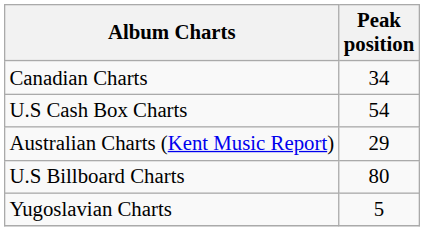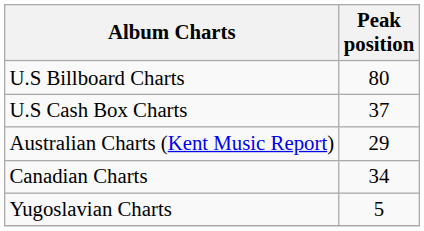rows swapped: (97, 176) <-> (78, 77)
(379, 110) 54 -> (379, 110) 37
